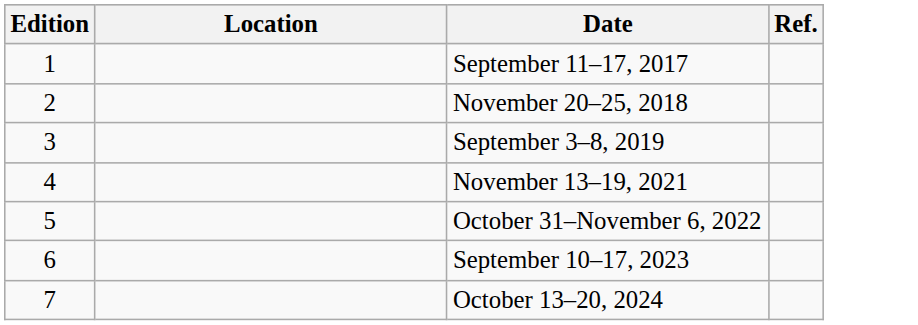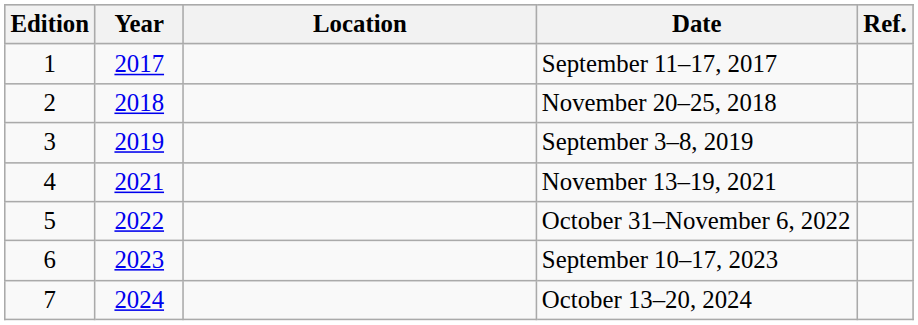+ column: (139, 24)
